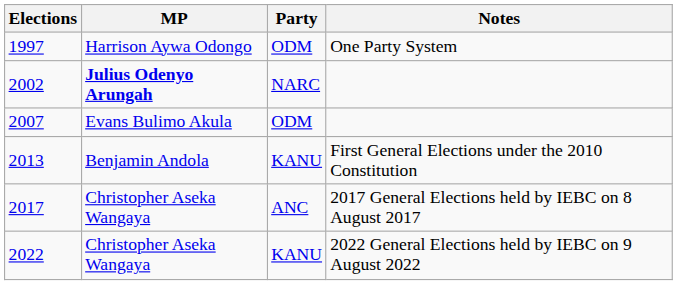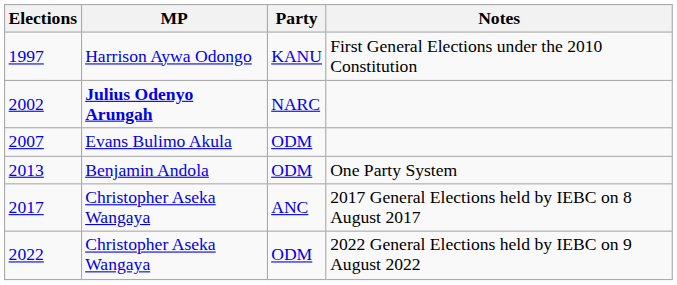(292, 46) ODM -> (297, 56) KANU
(394, 46) One Party System -> (466, 56) First General Elections under the 2010 Constitution
(297, 159) KANU -> (292, 169) ODM
(466, 159) First General Elections under the 2010 Constitution -> (394, 169) One Party System
(297, 255) KANU -> (292, 255) ODM
